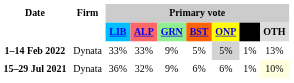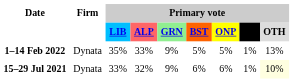(118, 50) 33% -> (118, 50) 35%
(226, 50) lightgrey background -> (226, 50) no background
(118, 69) 36% -> (118, 69) 33%
